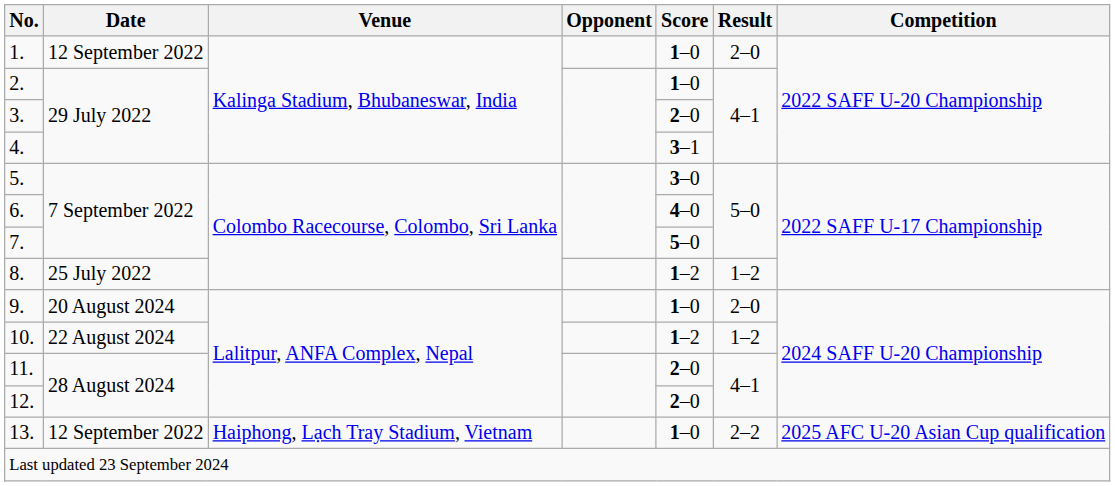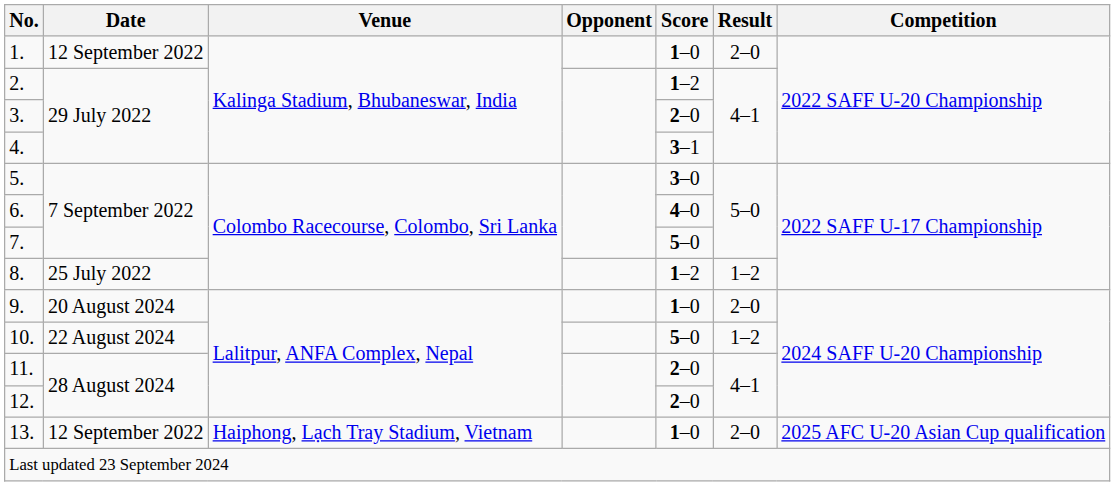(685, 83) 1–0 -> (685, 83) 1–2
(685, 337) 1–2 -> (685, 337) 5–0
(745, 432) 2–2 -> (745, 432) 2–0
